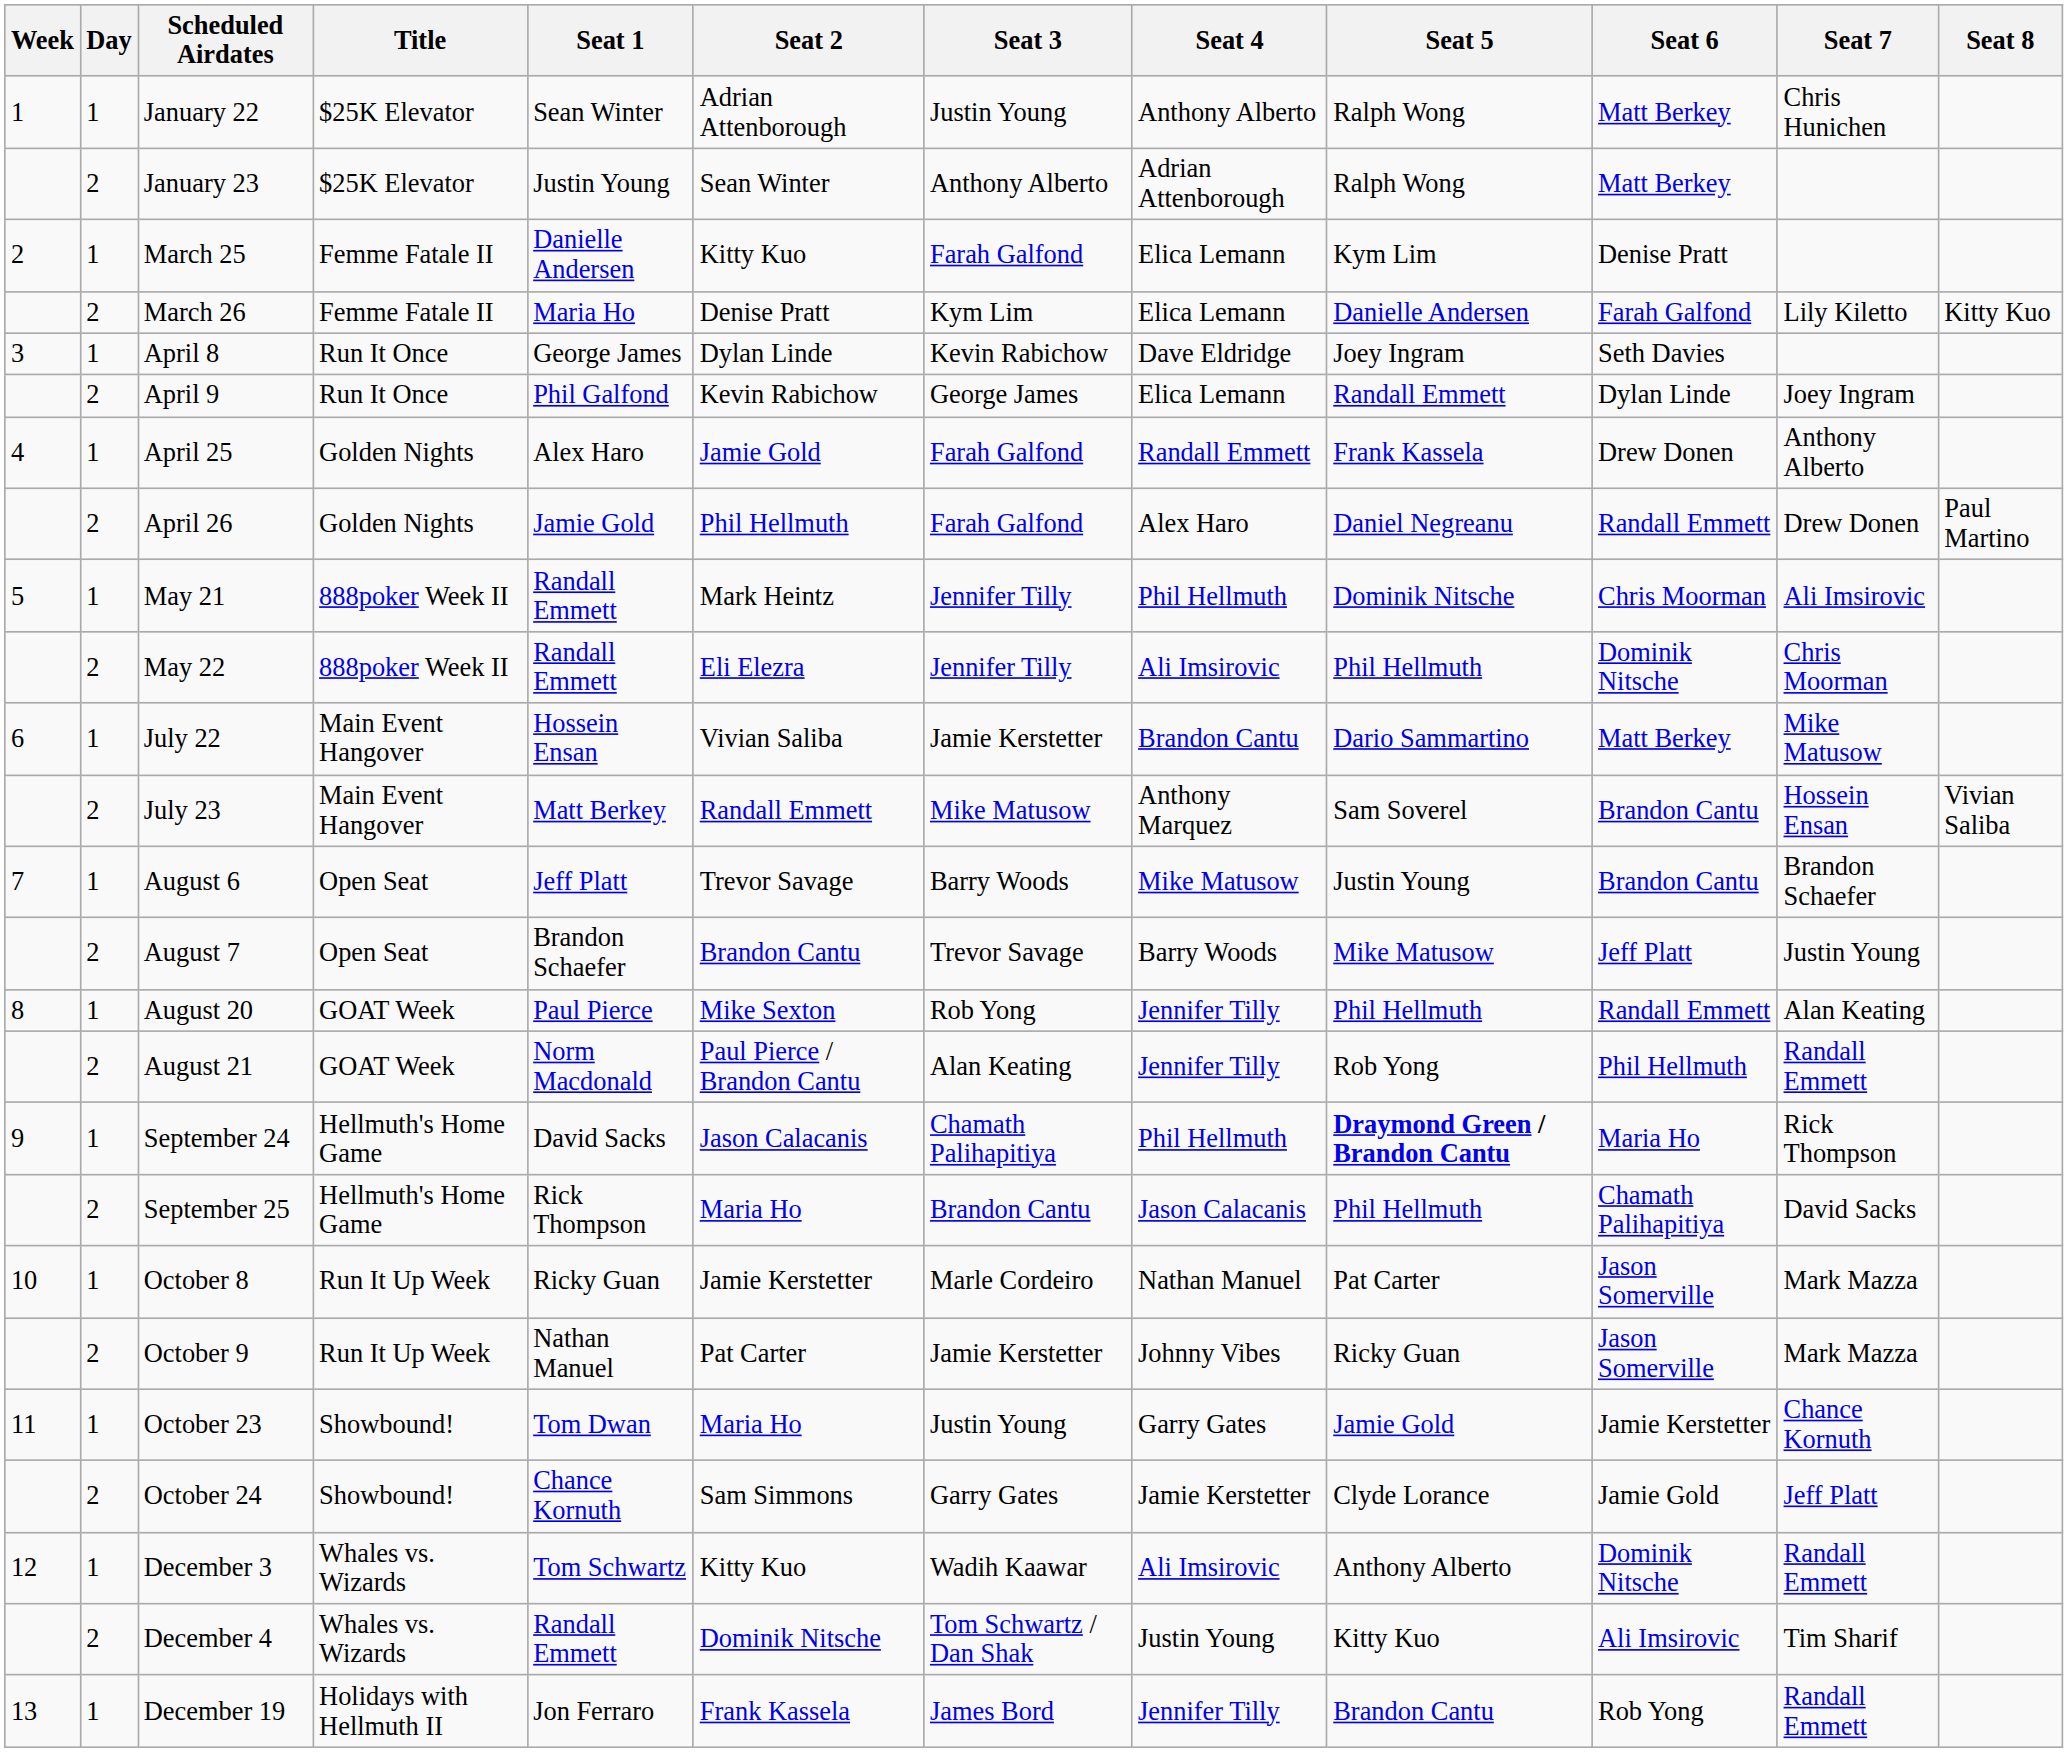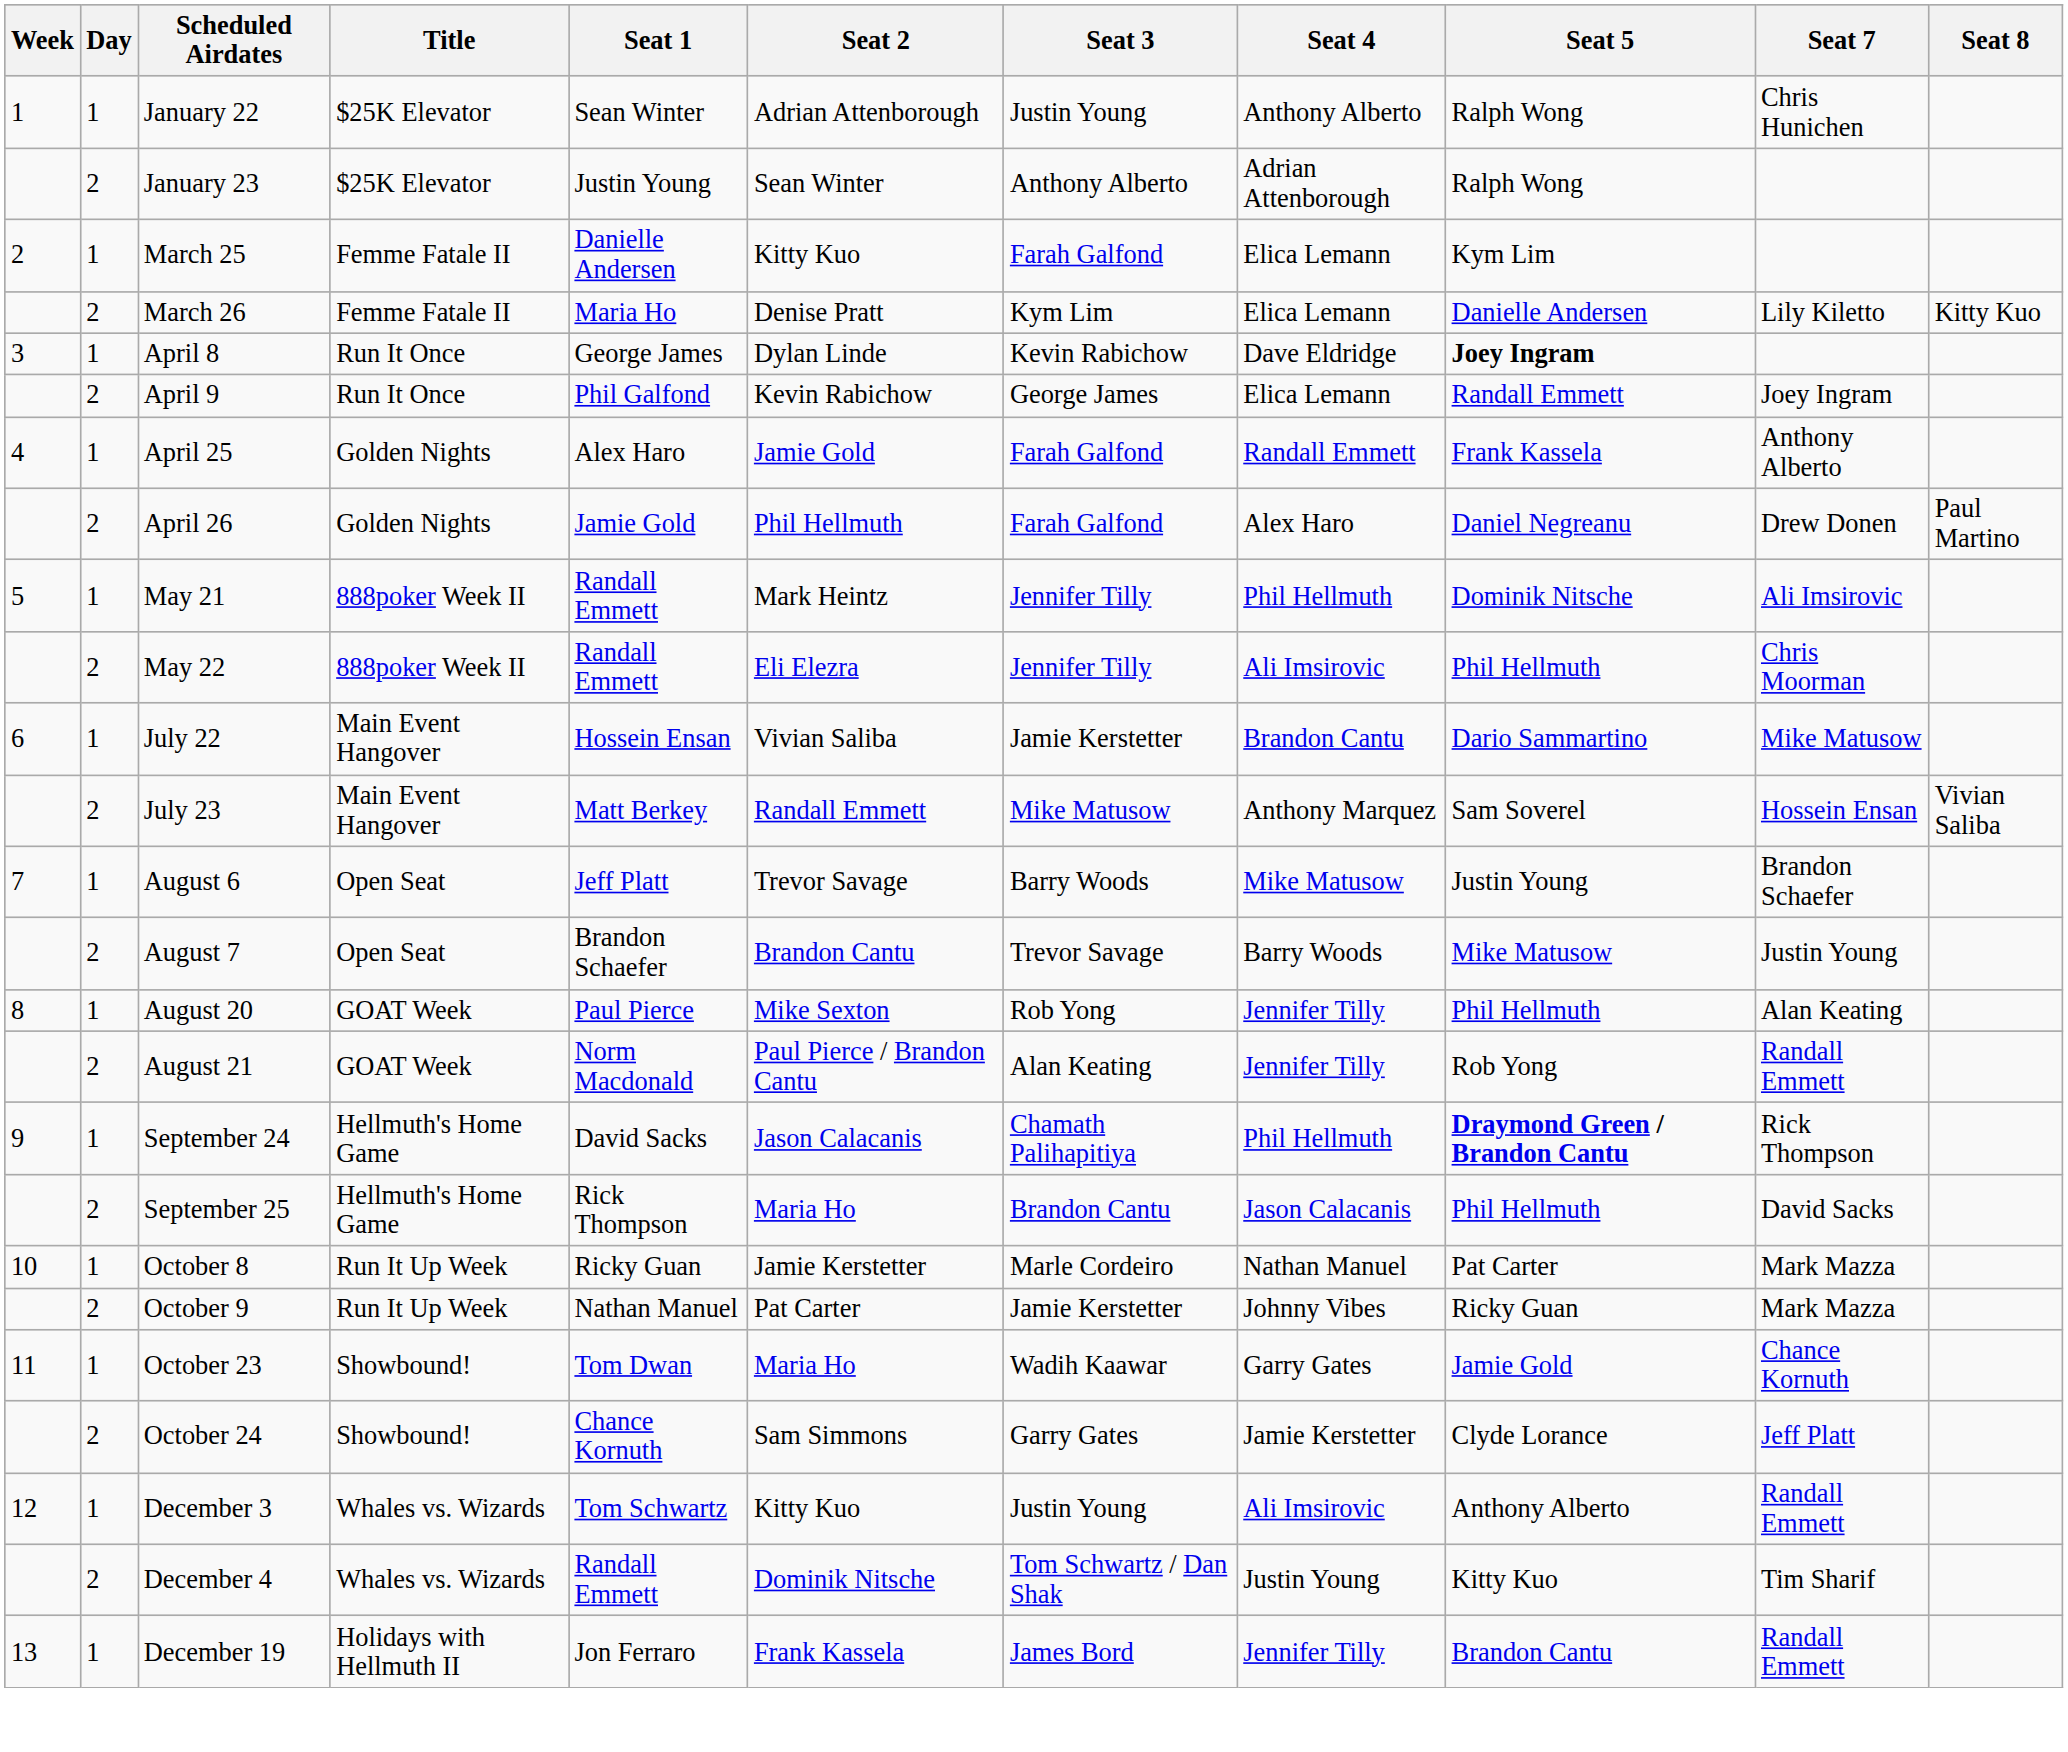- column: (1685, 40)
(1399, 353) normal -> (1523, 353) bold
(998, 1424) Justin Young -> (1088, 1365) Wadih Kaawar
(1008, 1567) Wadih Kaawar -> (1078, 1508) Justin Young
